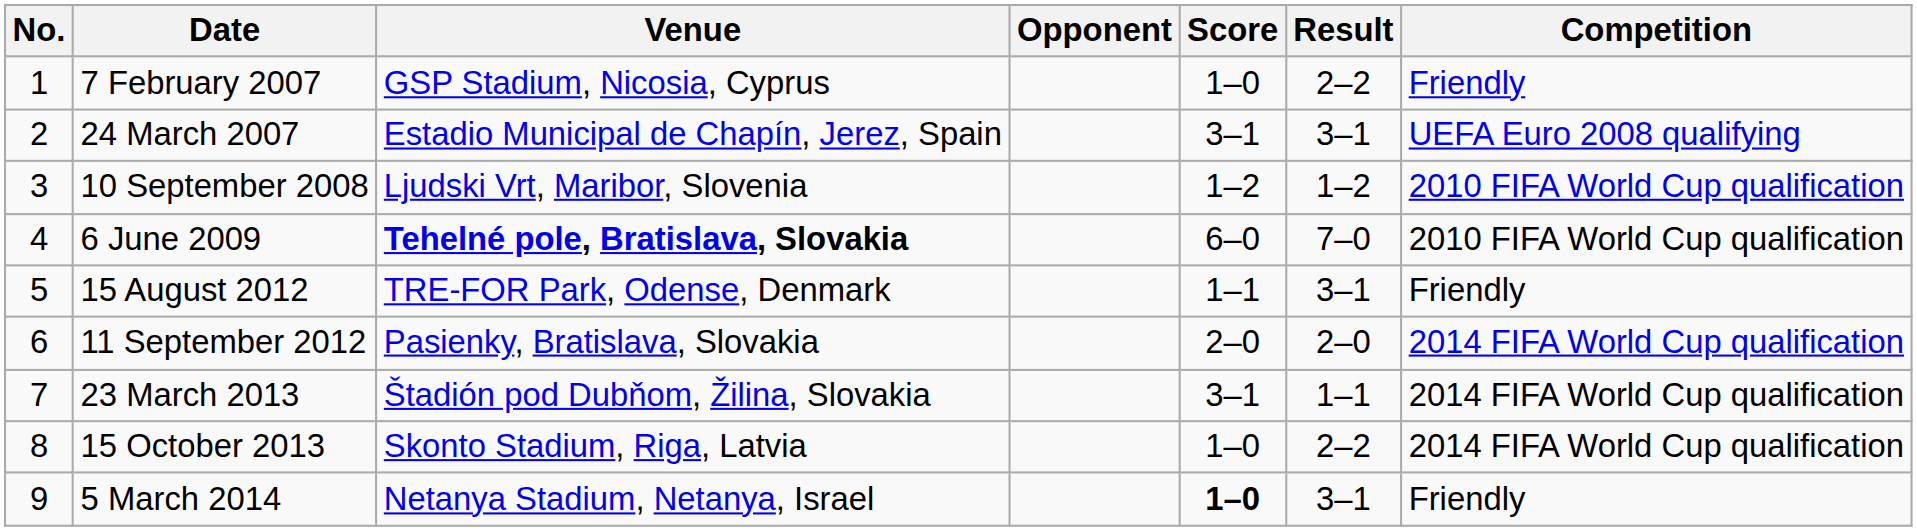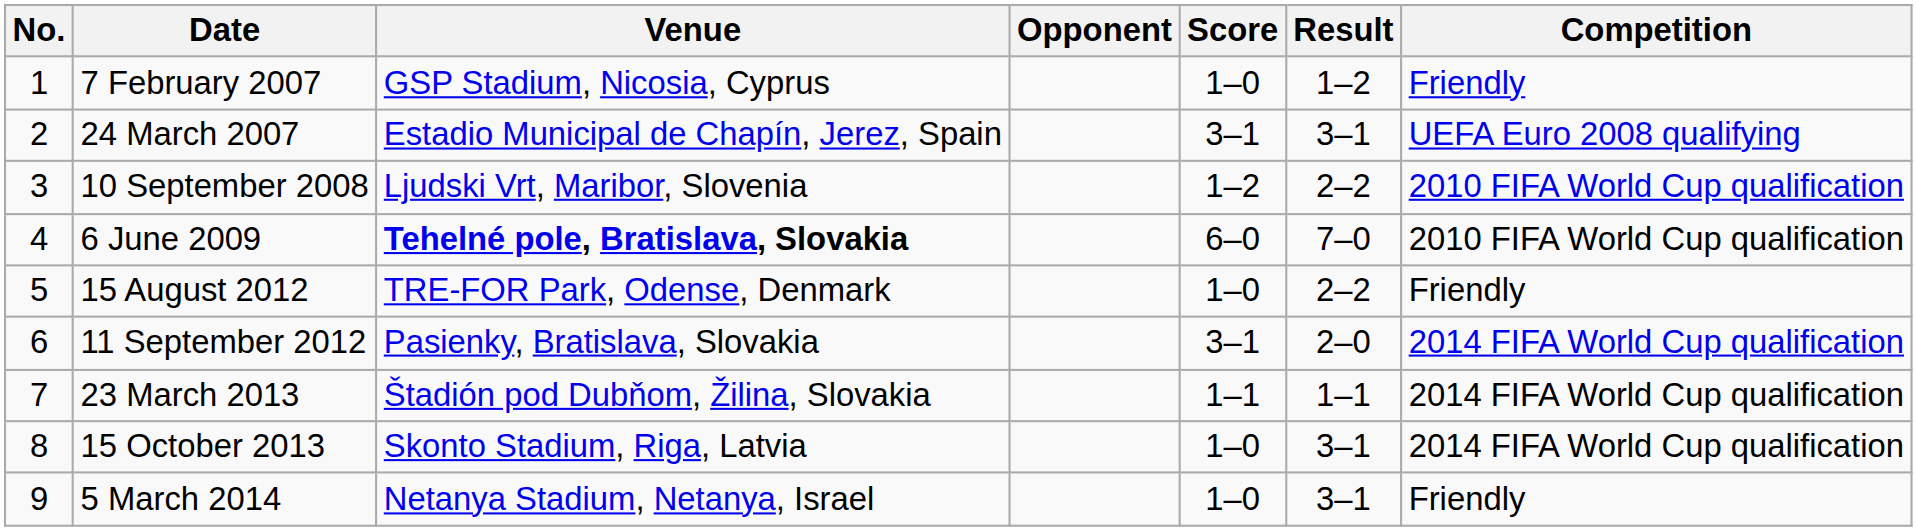(1343, 82) 2–2 -> (1343, 82) 1–2
(1343, 186) 1–2 -> (1343, 186) 2–2
(1233, 290) 1–1 -> (1233, 290) 1–0
(1343, 290) 3–1 -> (1343, 290) 2–2
(1233, 342) 2–0 -> (1233, 342) 3–1
(1233, 394) 3–1 -> (1233, 394) 1–1
(1343, 446) 2–2 -> (1343, 446) 3–1
(1233, 498) bold -> (1233, 498) normal
